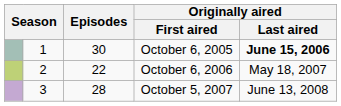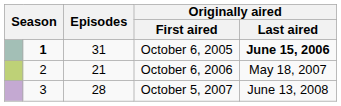(43, 50) normal -> (43, 50) bold
(99, 50) 30 -> (99, 50) 31
(99, 70) 22 -> (99, 70) 21
